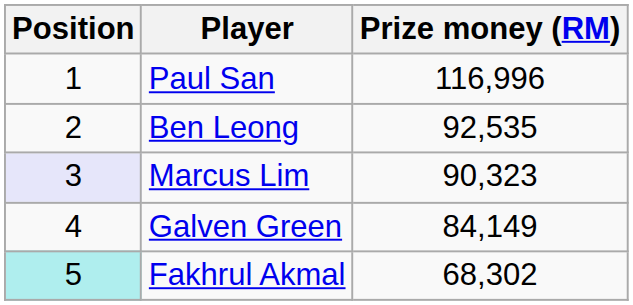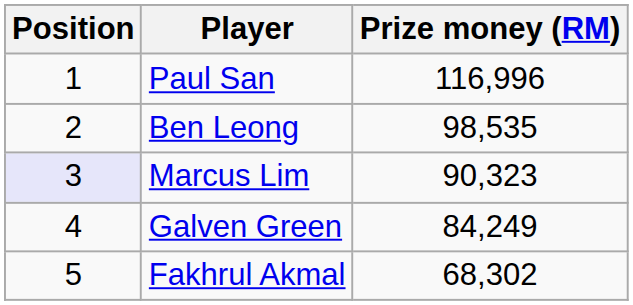(490, 127) 92,535 -> (490, 127) 98,535
(490, 226) 84,149 -> (490, 226) 84,249
(73, 275) paleturquoise background -> (73, 275) no background
